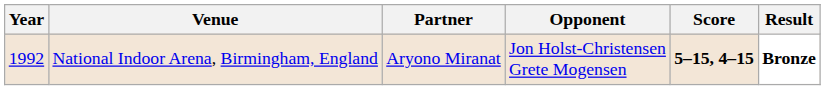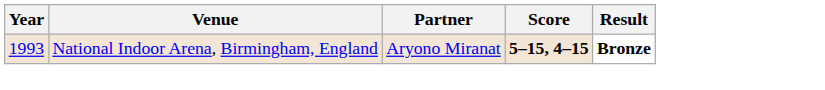- column: (587, 19)
(26, 59) 1992 -> (26, 48) 1993
